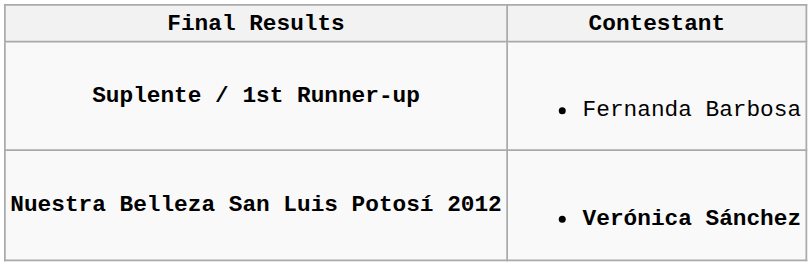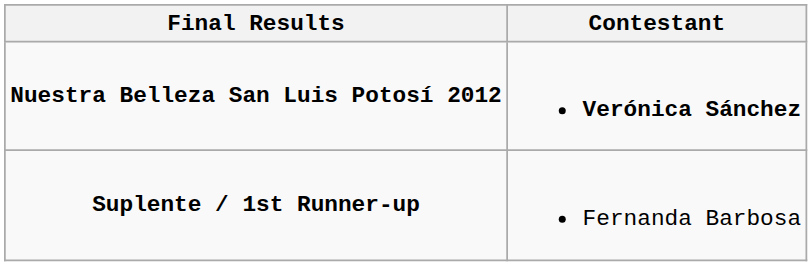rows swapped: (256, 205) <-> (256, 96)
